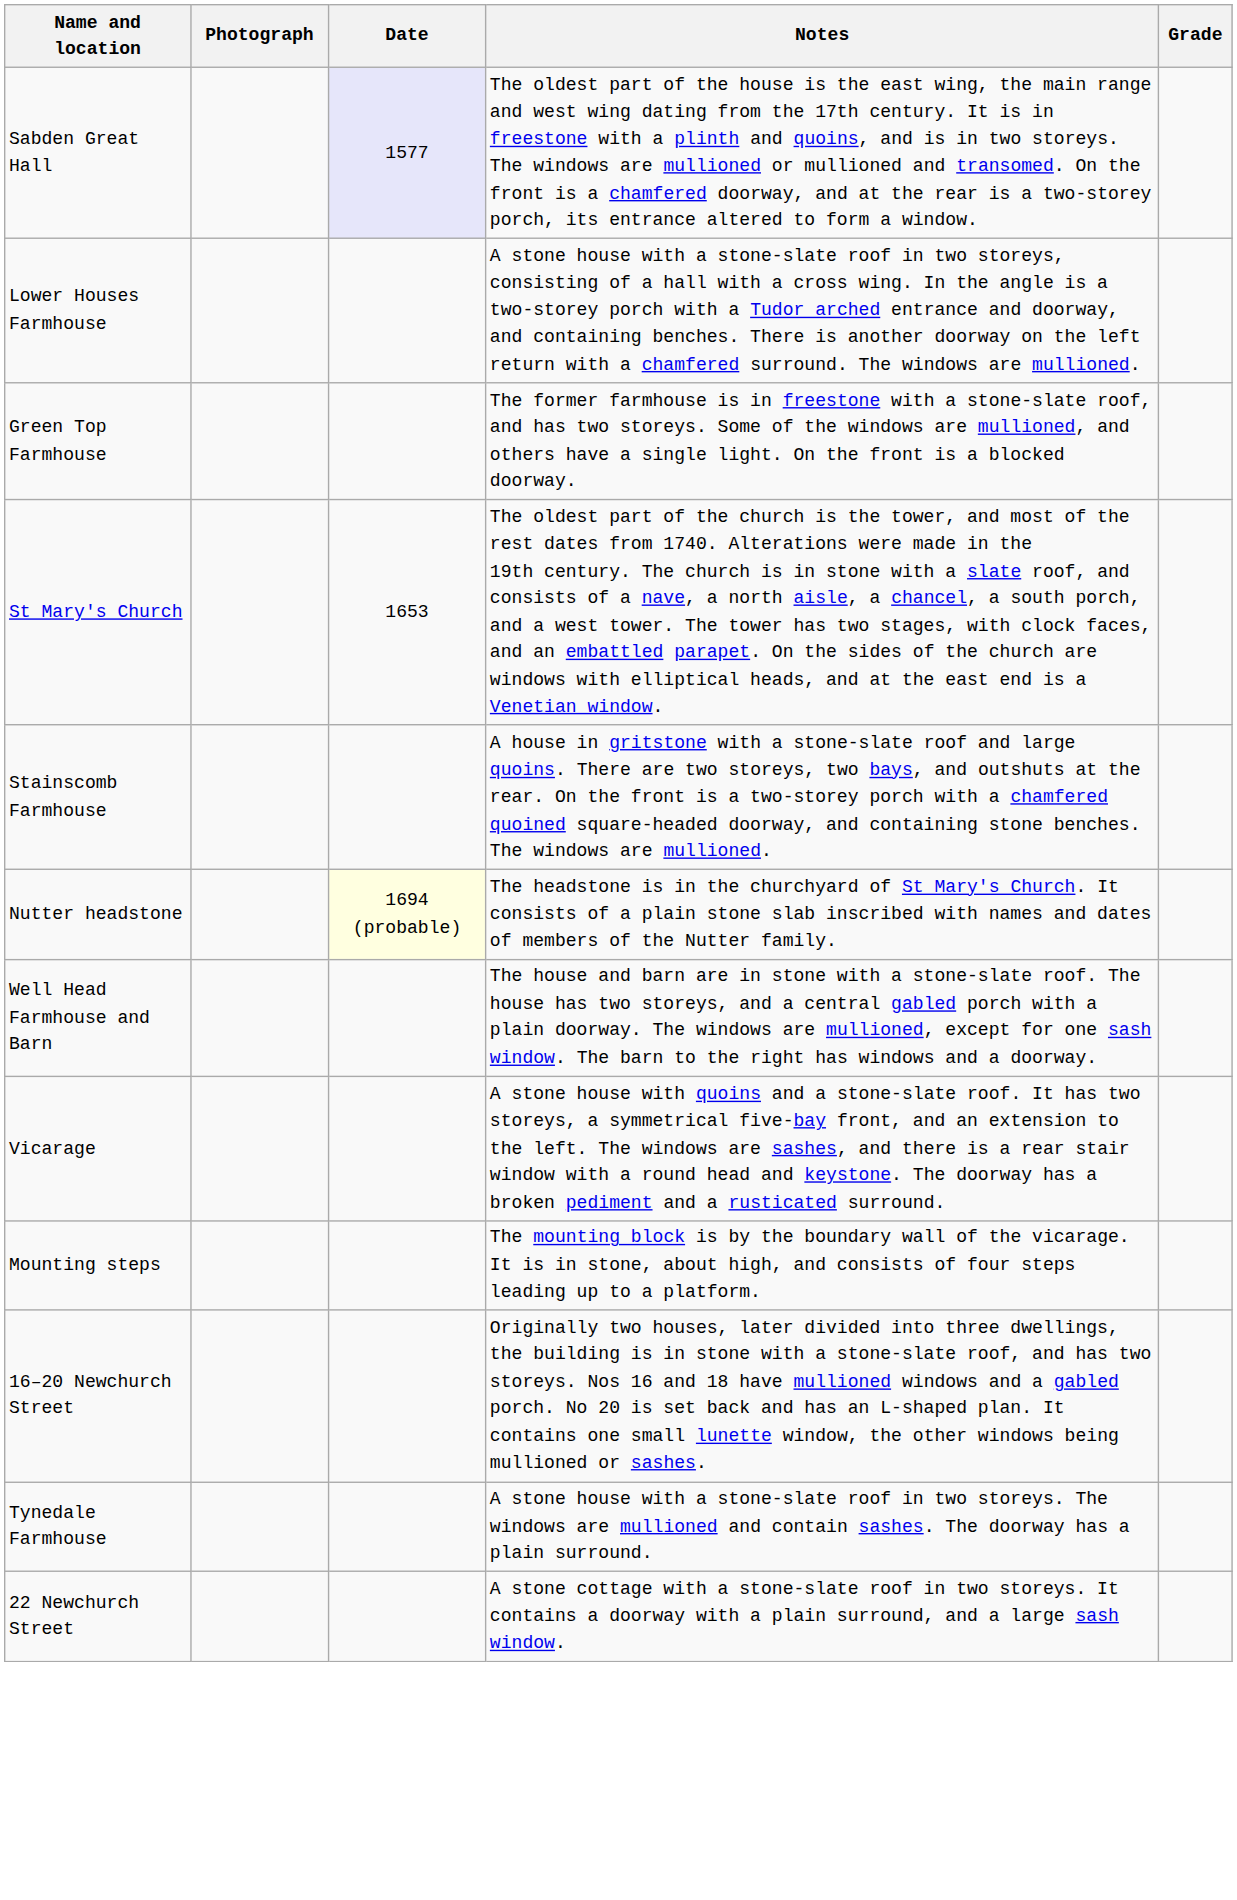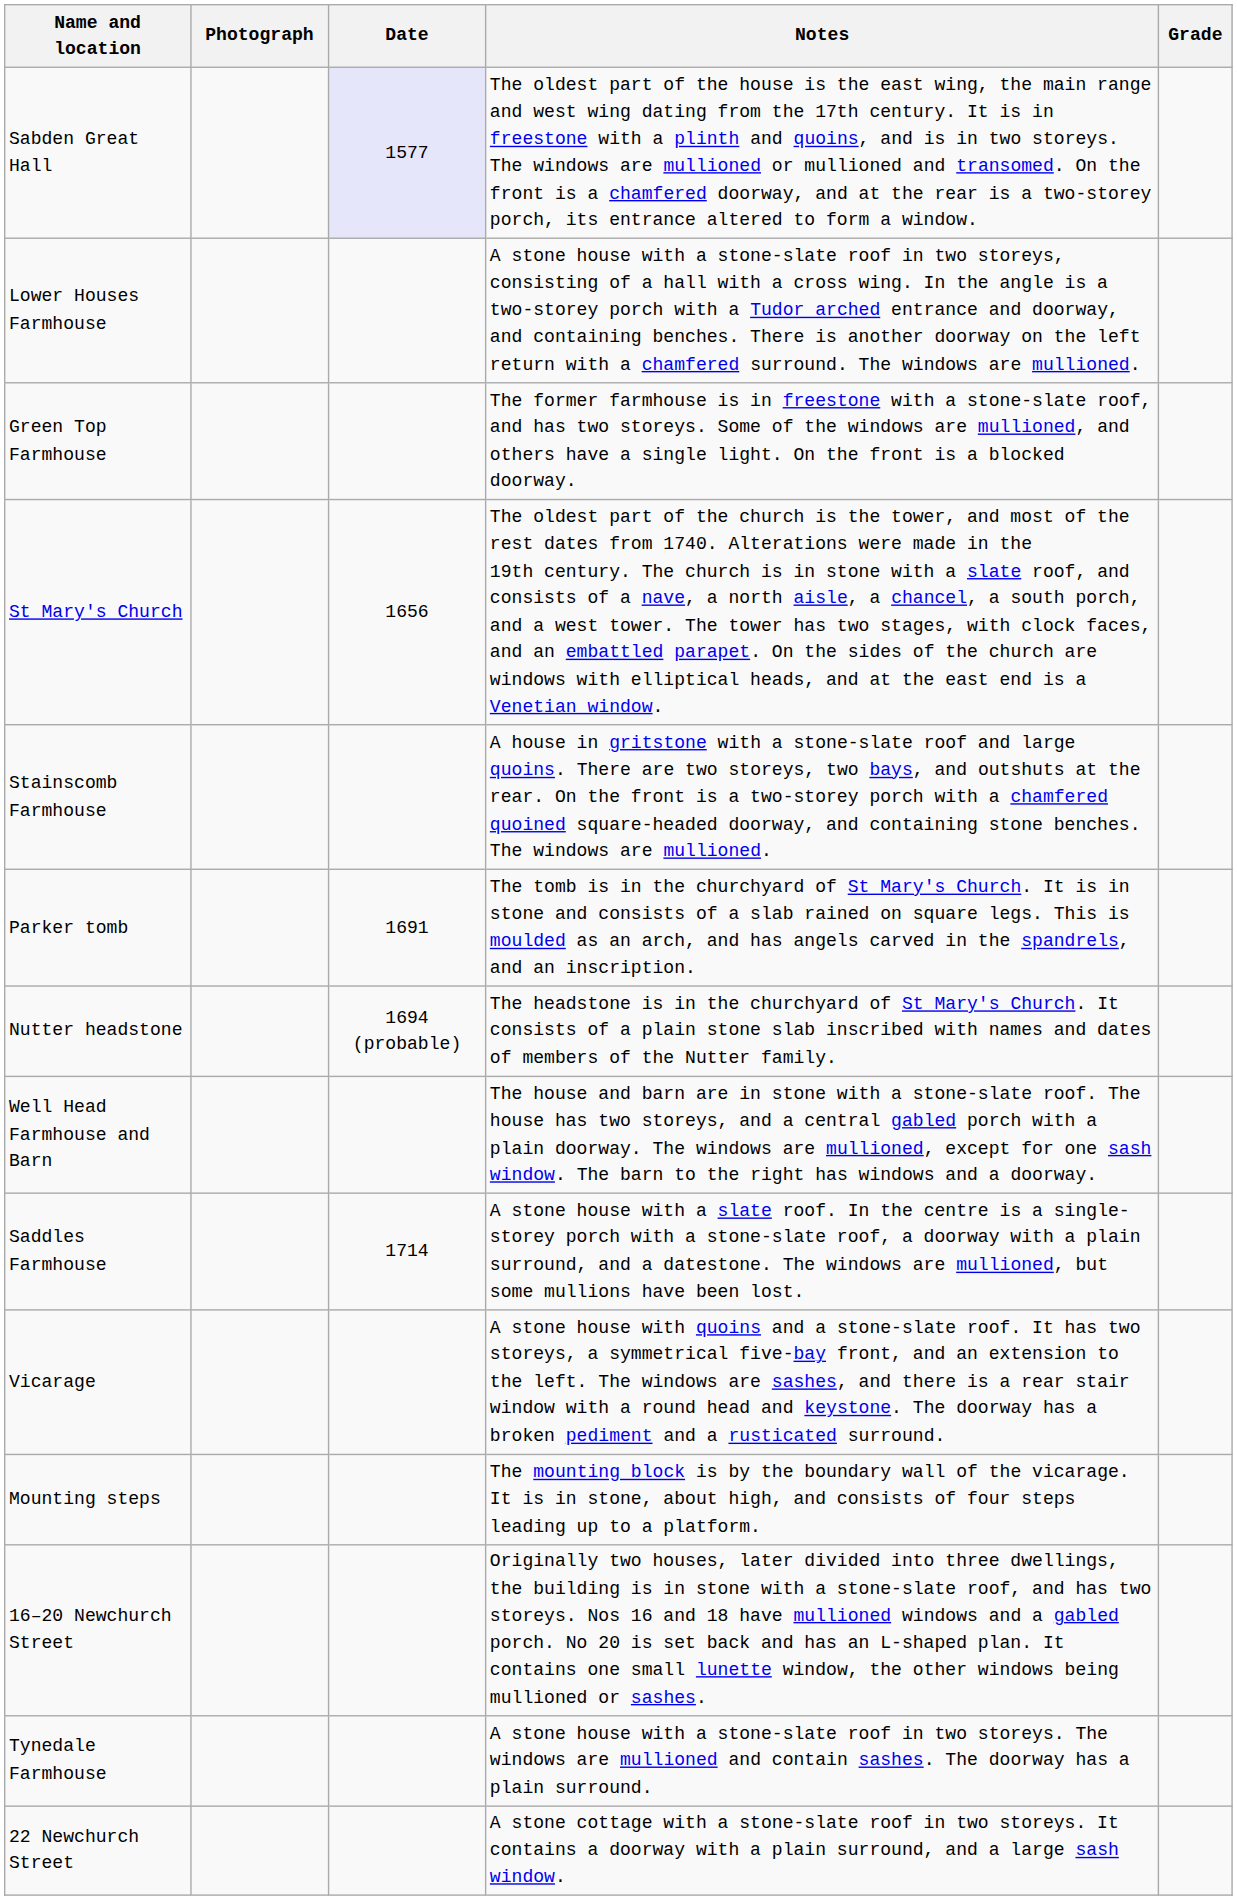(407, 612) 1653 -> (407, 612) 1656
+ row: (69, 928)
(407, 914) lightyellow background -> (407, 1031) no background
+ row: (58, 1252)
